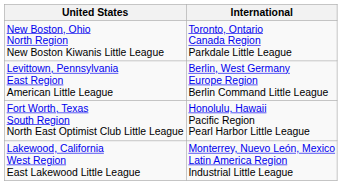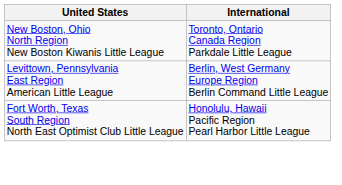- row: (74, 160)
